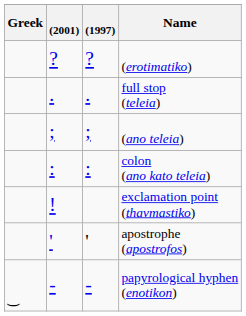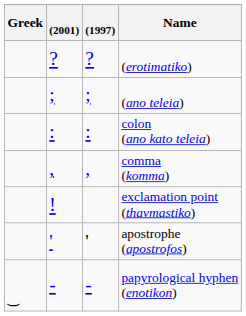- row: (144, 95)
+ row: (145, 168)
